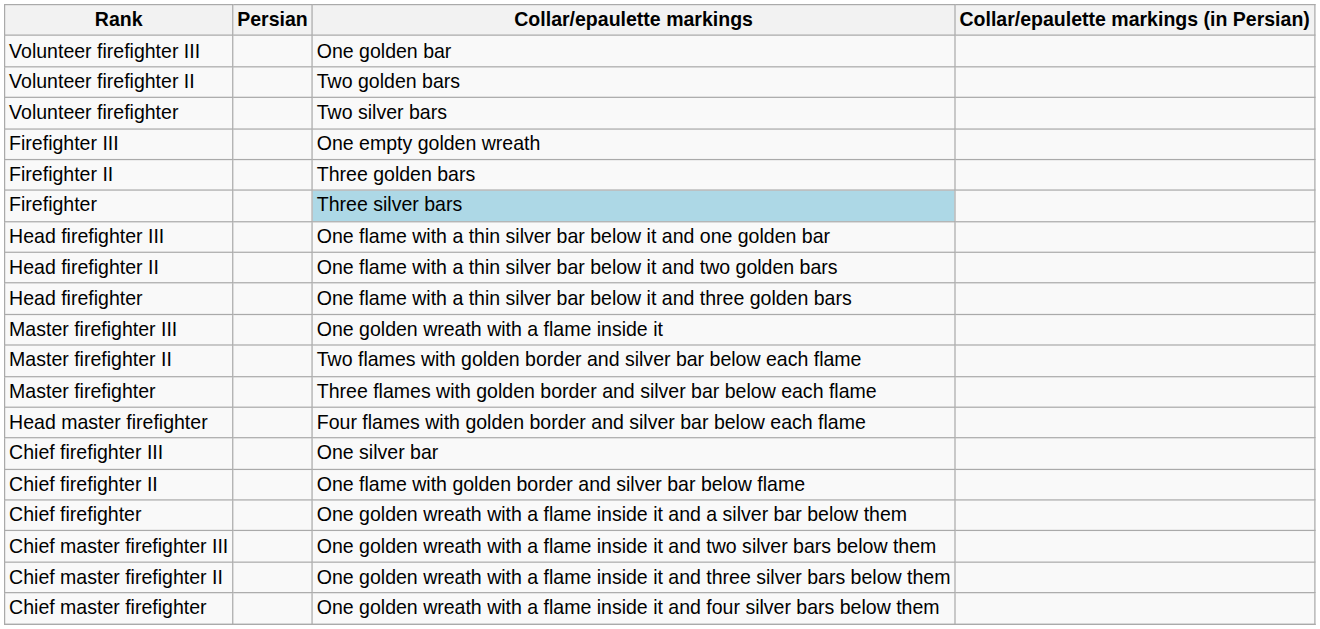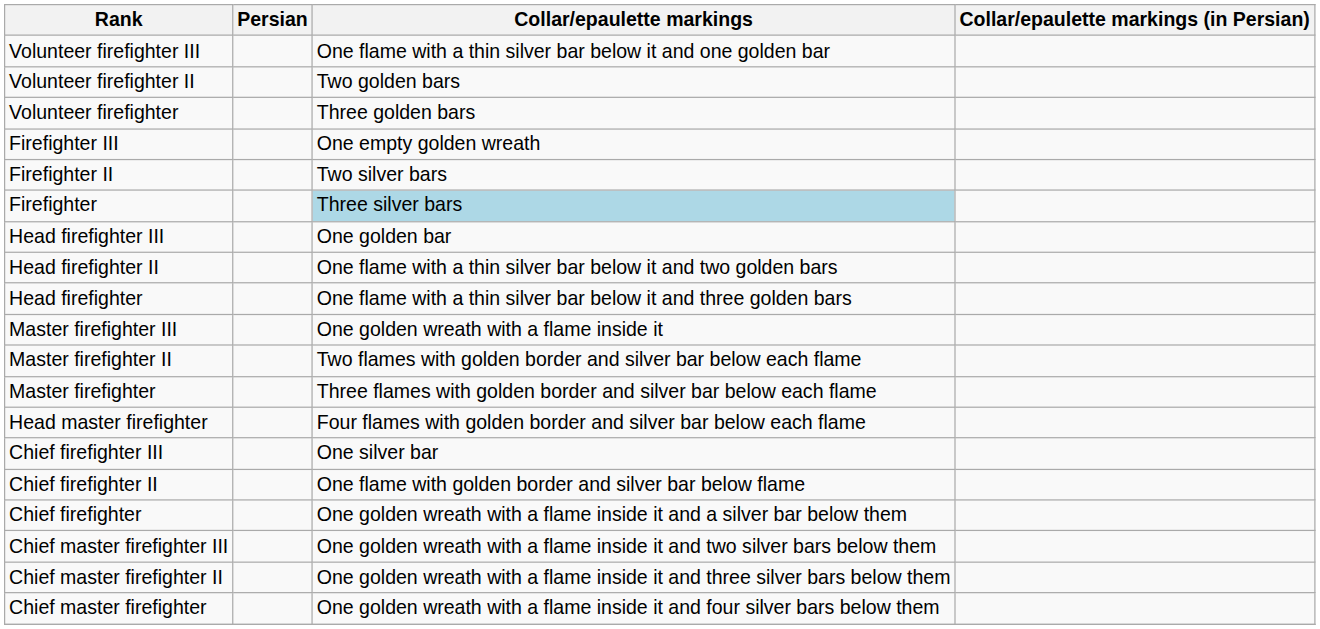(384, 50) One golden bar -> (573, 50) One flame with a thin silver bar below it and one golden bar
(382, 112) Two silver bars -> (396, 112) Three golden bars
(396, 174) Three golden bars -> (382, 174) Two silver bars
(573, 236) One flame with a thin silver bar below it and one golden bar -> (384, 236) One golden bar
